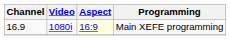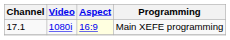(16, 27) 16.9 -> (16, 27) 17.1
